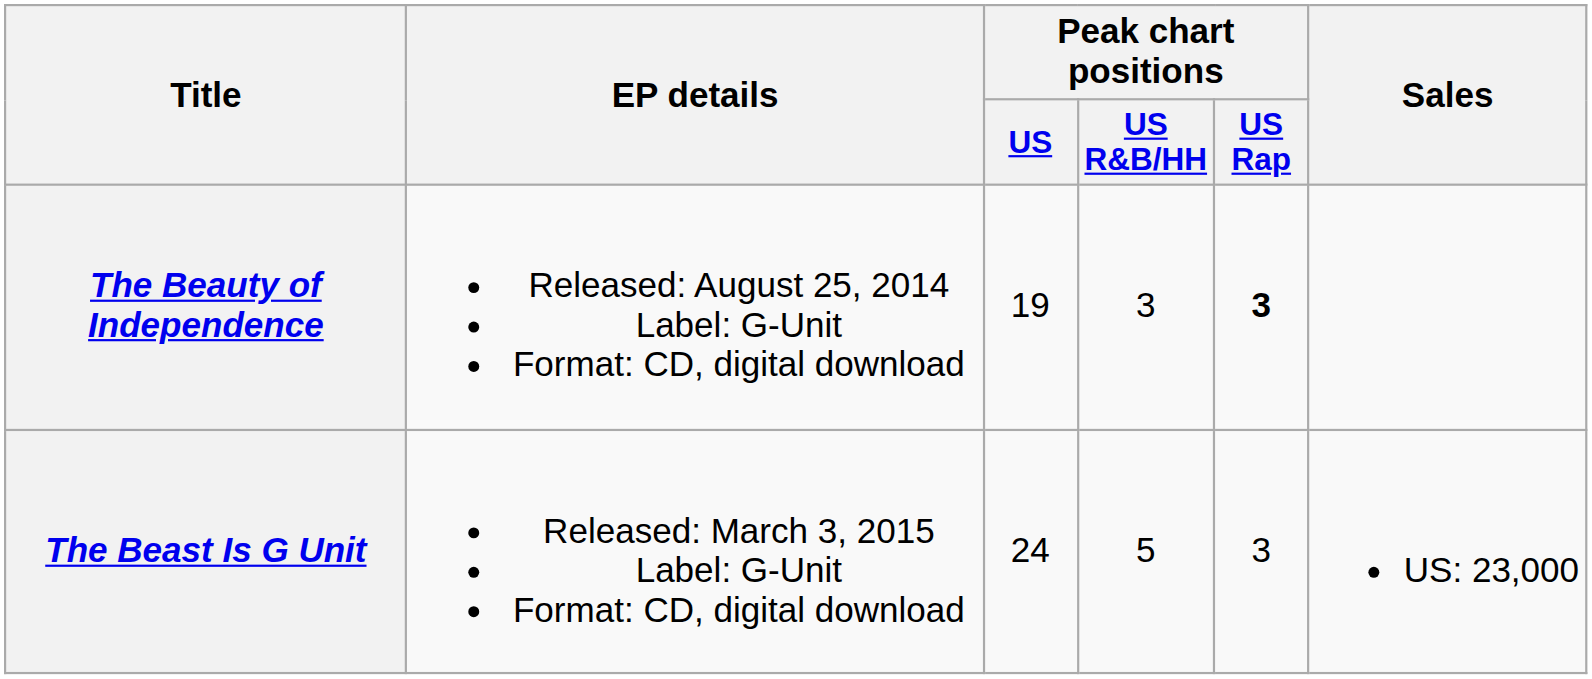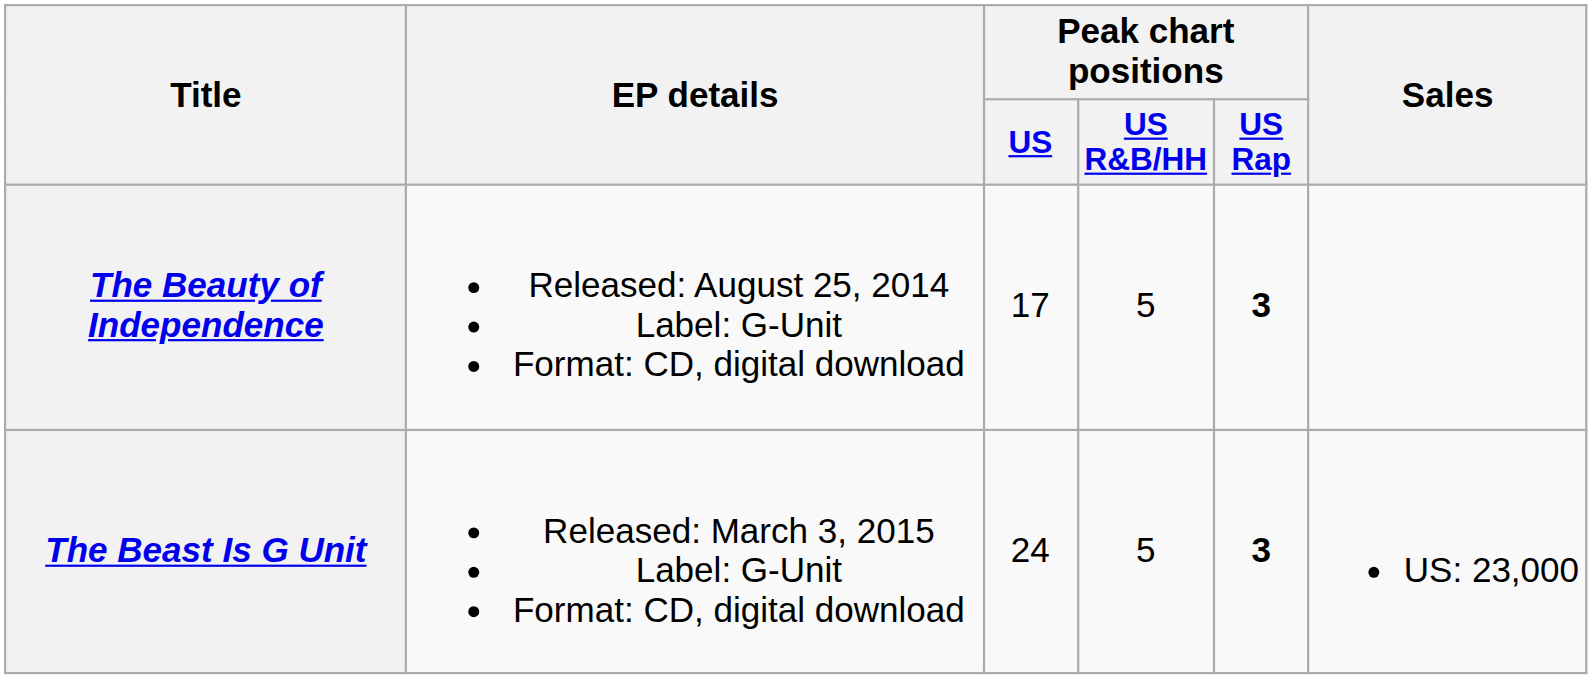(1030, 306) 19 -> (1030, 306) 17
(1146, 306) 3 -> (1146, 306) 5
(1261, 550) normal -> (1261, 550) bold
